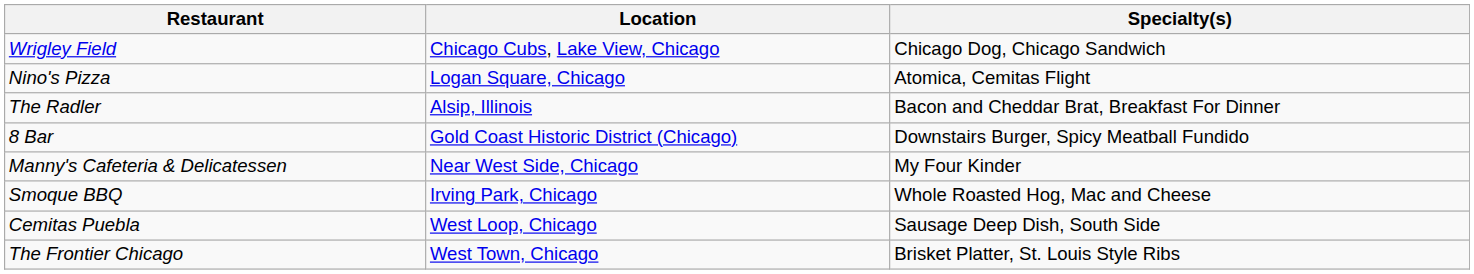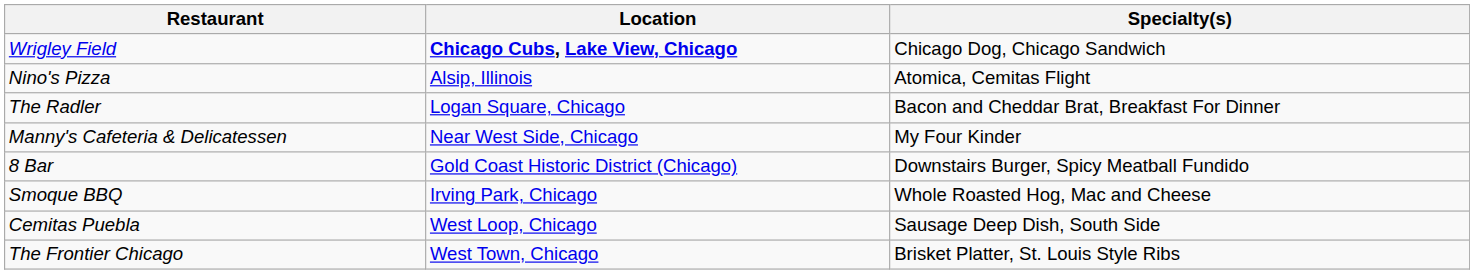(575, 48) normal -> (584, 48) bold
(527, 78) Logan Square, Chicago -> (481, 78) Alsip, Illinois
(481, 107) Alsip, Illinois -> (527, 107) Logan Square, Chicago
rows swapped: (148, 166) <-> (31, 136)
